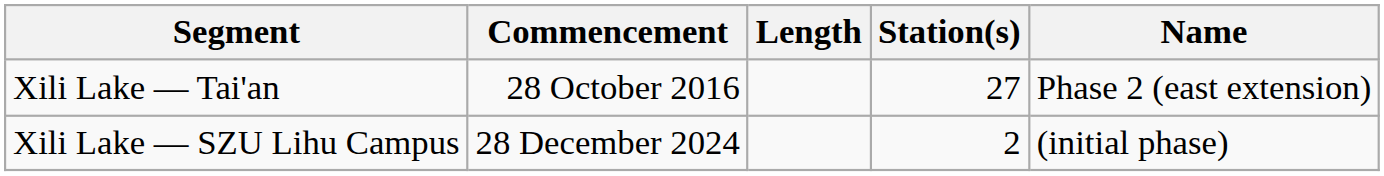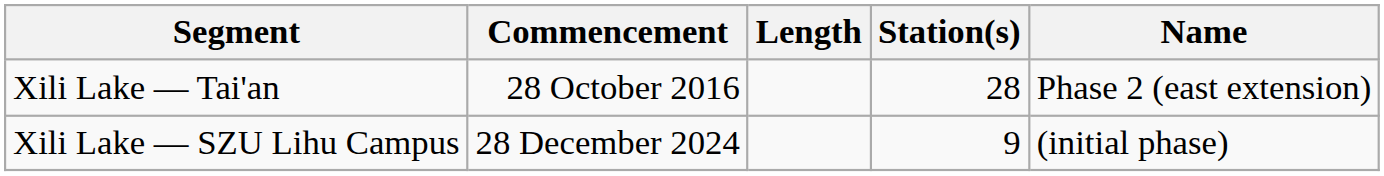(1003, 87) 27 -> (1003, 87) 28
(1012, 142) 2 -> (1012, 142) 9
